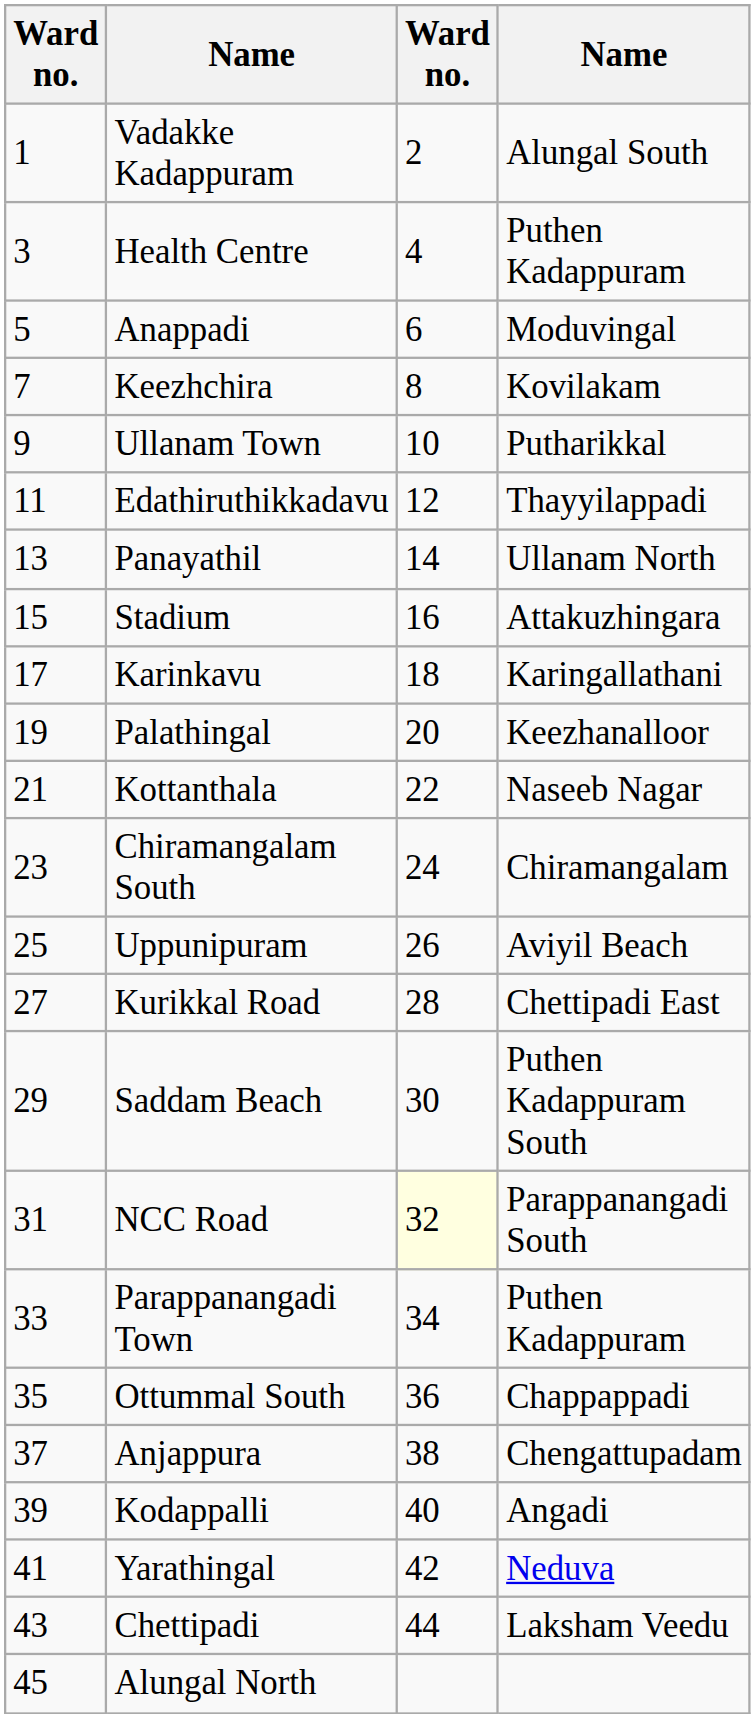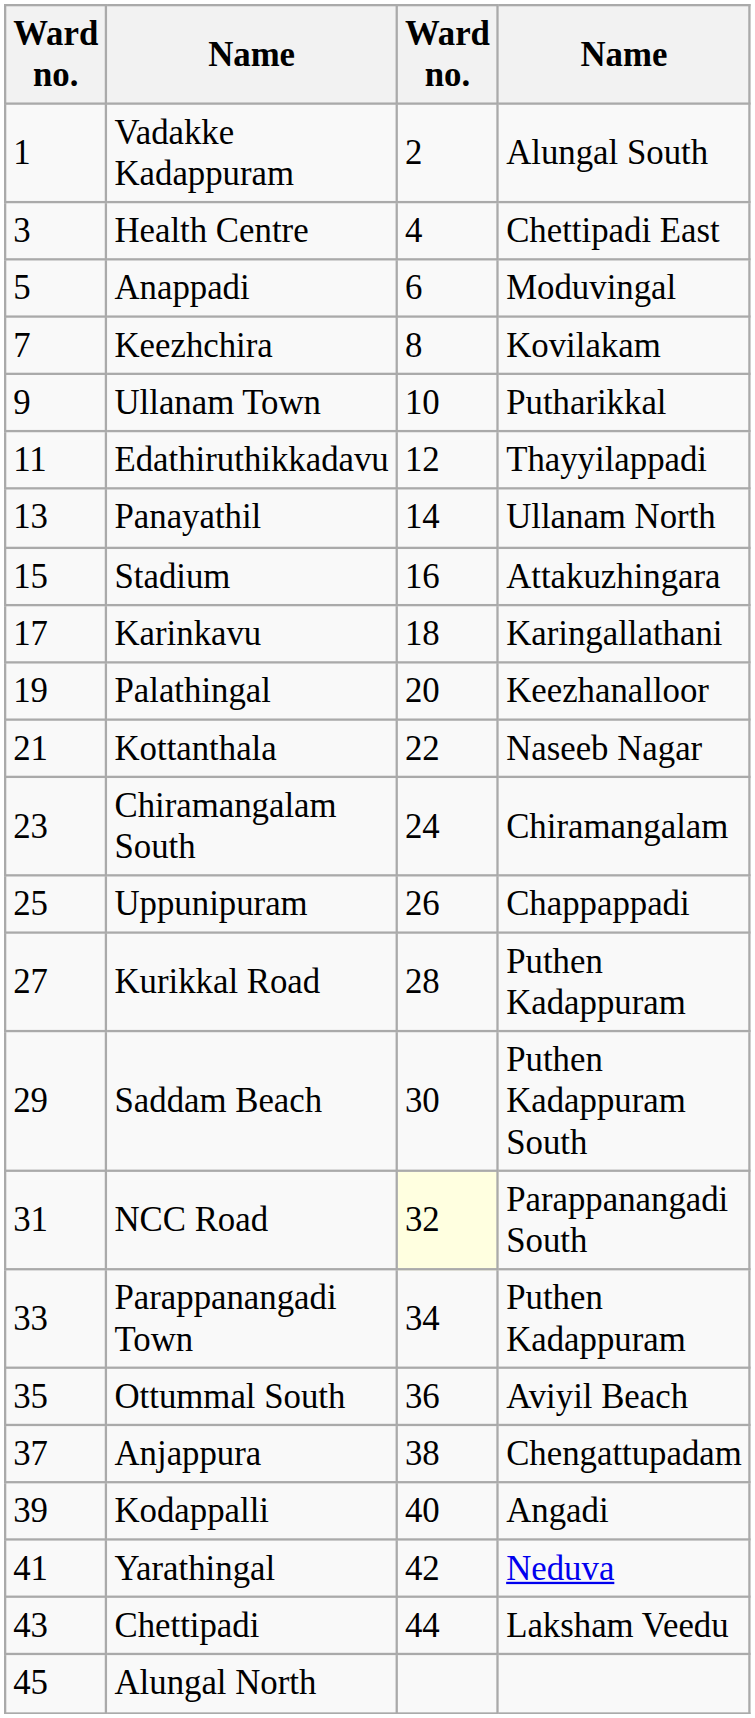(596, 251) Puthen Kadappuram -> (613, 230) Chettipadi East
(597, 944) Aviyil Beach -> (598, 903) Chappappadi
(613, 1001) Chettipadi East -> (596, 981) Puthen Kadappuram
(598, 1396) Chappappadi -> (597, 1396) Aviyil Beach
